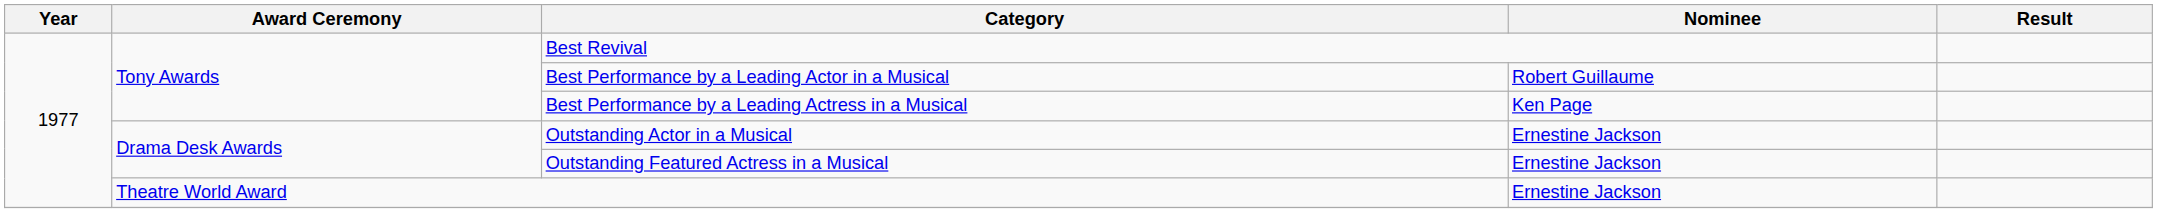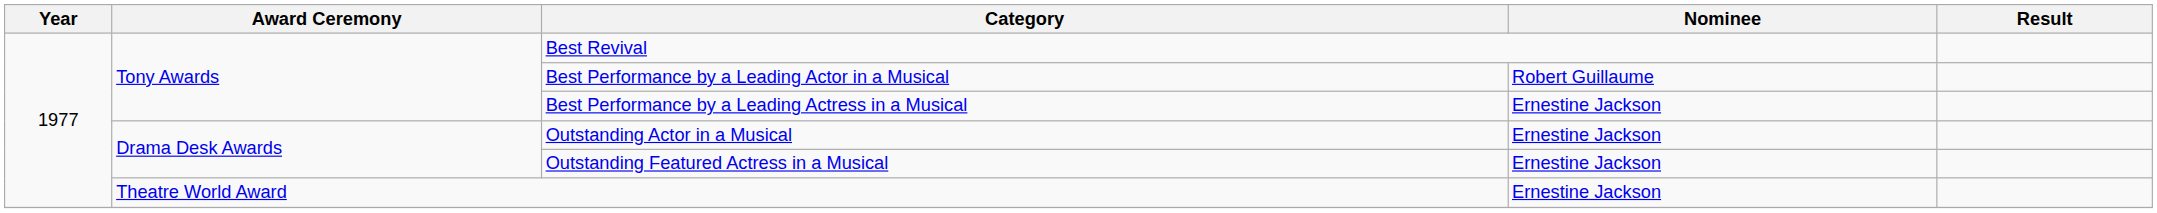(1552, 105) Ken Page -> (1587, 105) Ernestine Jackson
